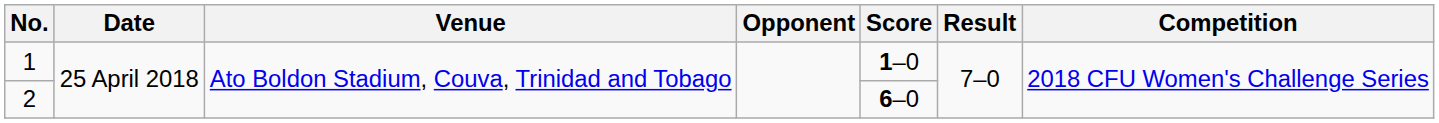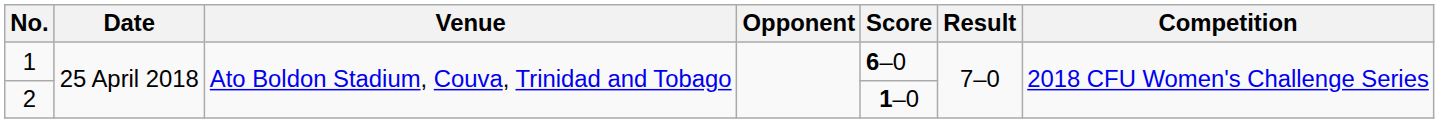(899, 61) 1–0 -> (886, 61) 6–0
(899, 99) 6–0 -> (899, 99) 1–0
